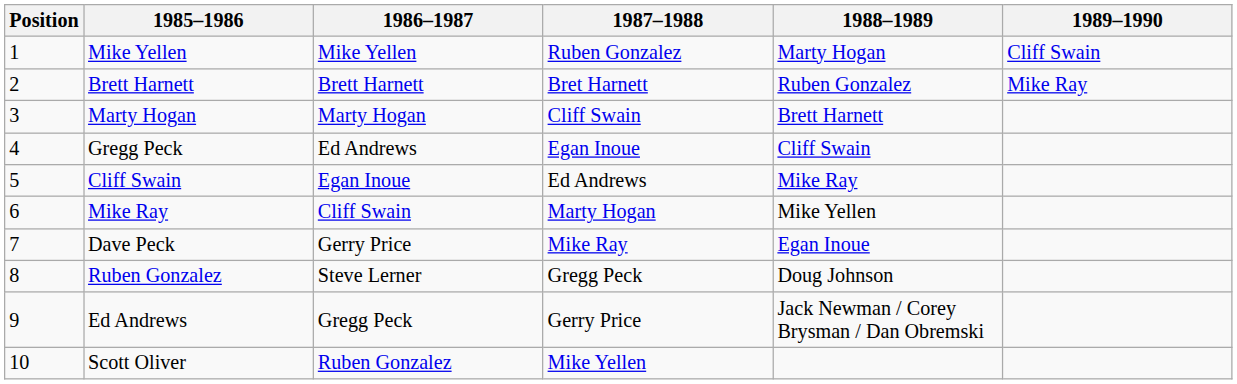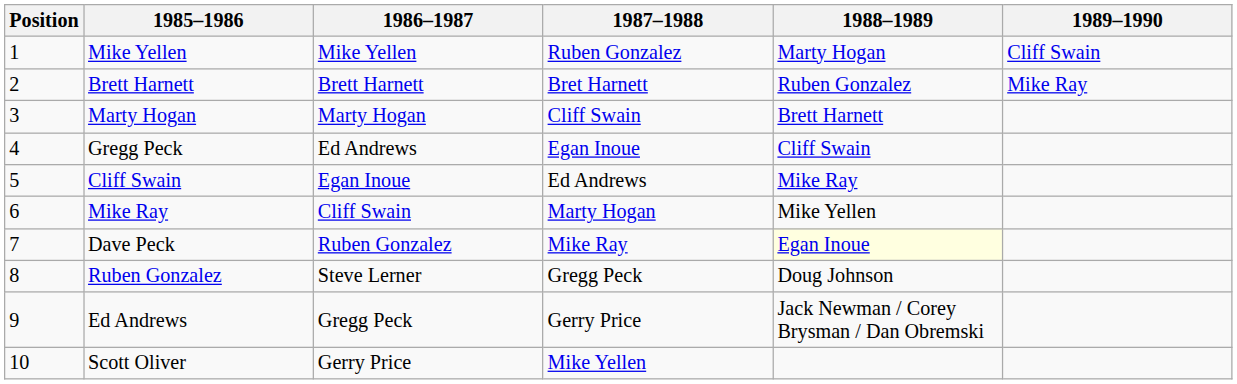(365, 244) Gerry Price -> (385, 244) Ruben Gonzalez
(824, 244) no background -> (824, 244) lightyellow background
(385, 362) Ruben Gonzalez -> (365, 362) Gerry Price
